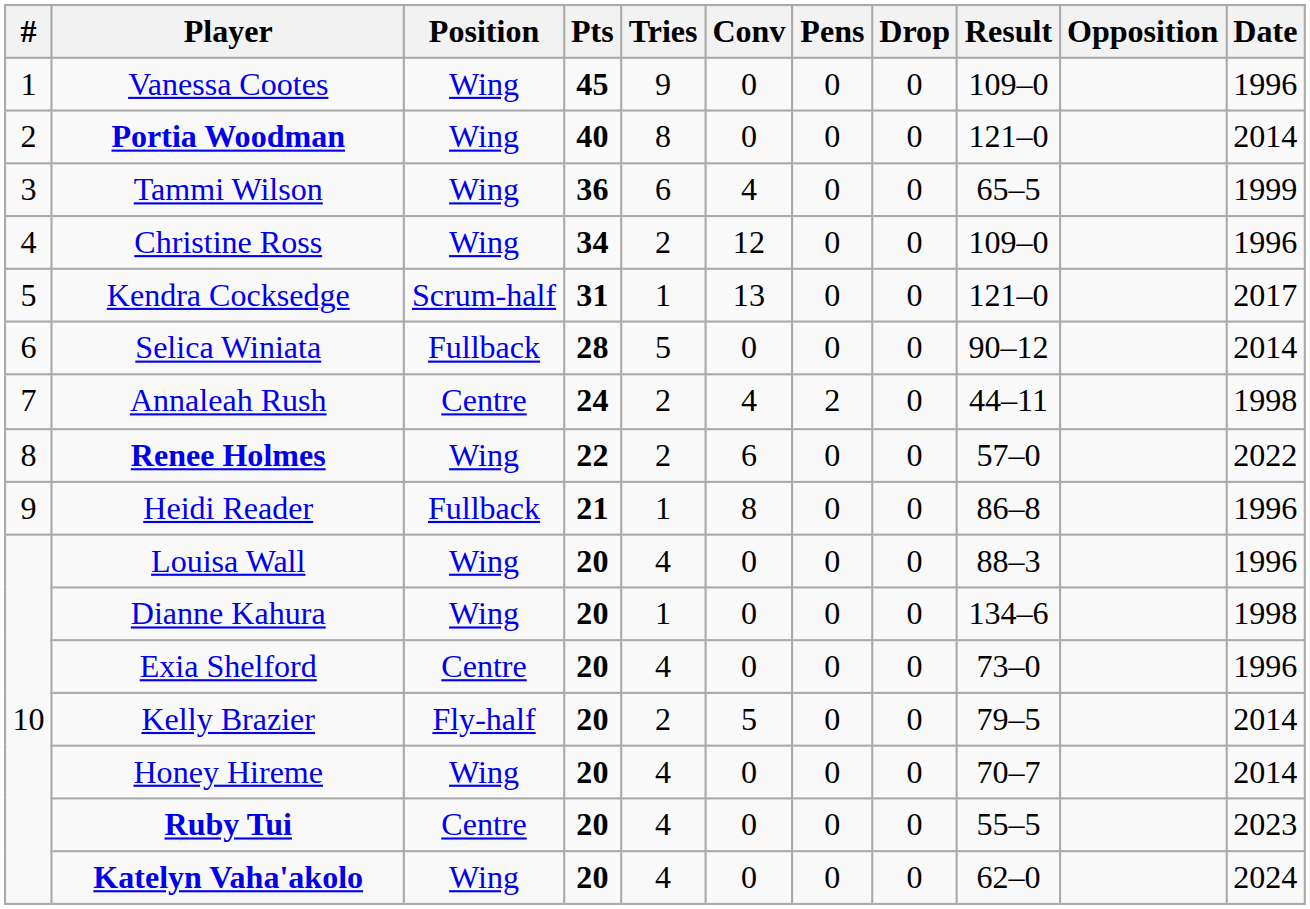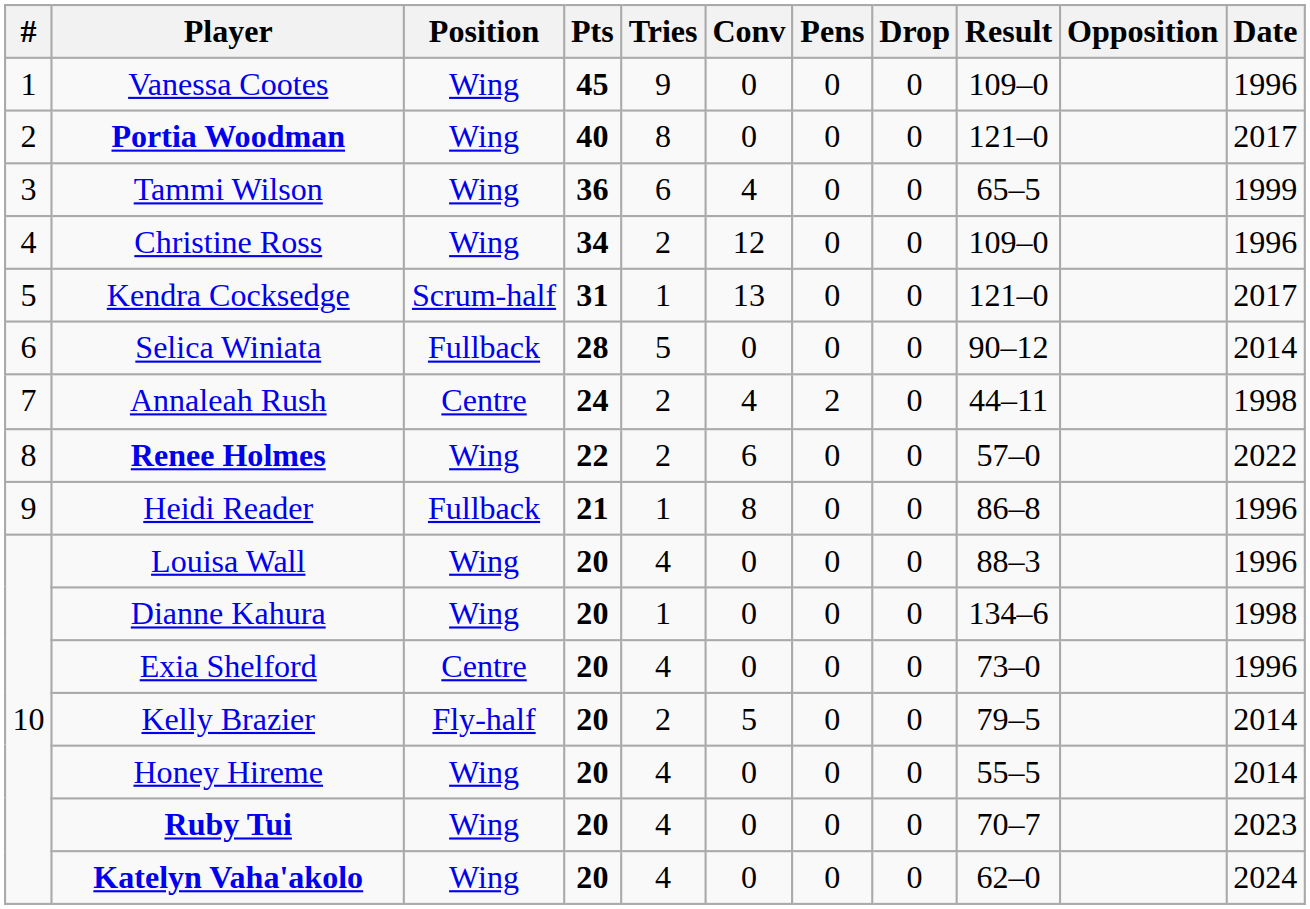(1265, 136) 2014 -> (1265, 136) 2017
(1008, 771) 70–7 -> (1008, 771) 55–5
(484, 824) Centre -> (484, 824) Wing
(1008, 824) 55–5 -> (1008, 824) 70–7
